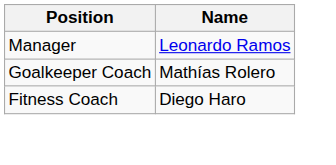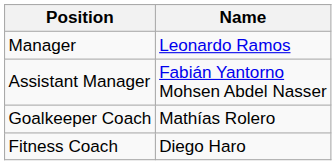+ row: (79, 82)
